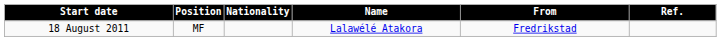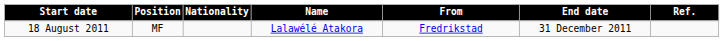+ column: (585, 12)
